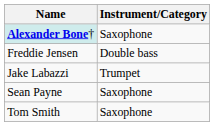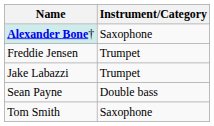(129, 53) Double bass -> (120, 53) Trumpet
(126, 92) Saxophone -> (129, 92) Double bass
